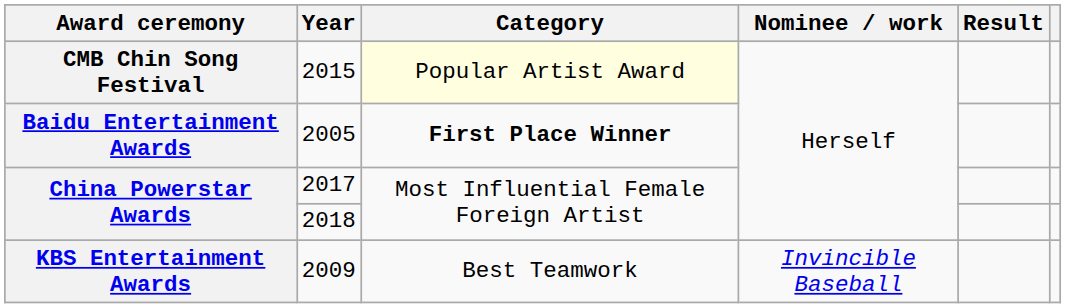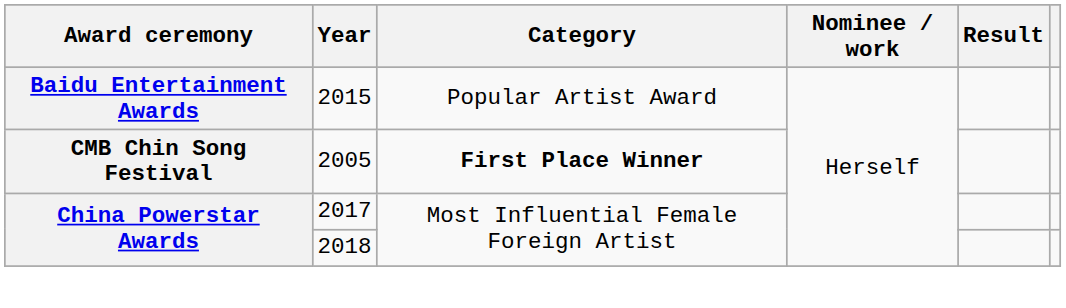(151, 73) CMB Chin Song Festival -> (158, 99) Baidu Entertainment Awards
(550, 73) lightyellow background -> (582, 99) no background
(151, 135) Baidu Entertainment Awards -> (158, 161) CMB Chin Song Festival
- row: (329, 271)
